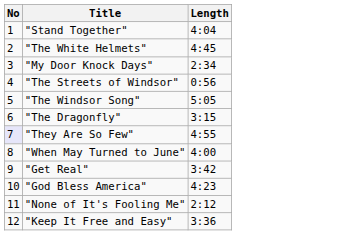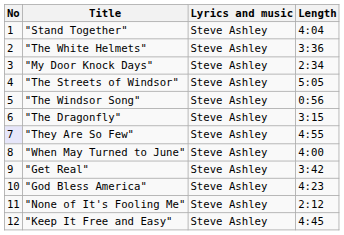+ column: (242, 13)
(203, 48) 4:45 -> (311, 48) 3:36
(203, 83) 0:56 -> (311, 83) 5:05
(203, 100) 5:05 -> (311, 100) 0:56
(203, 222) 3:36 -> (311, 222) 4:45
